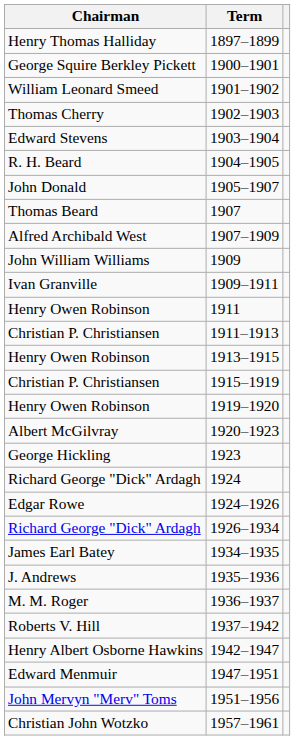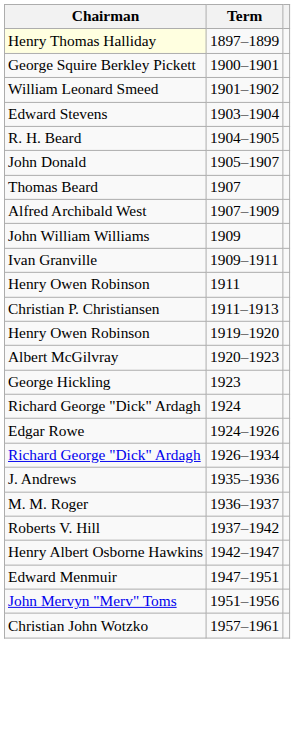(82, 41) no background -> (82, 41) lightyellow background
- row: (245, 114)
- row: (245, 357)
- row: (245, 382)
- row: (245, 552)
